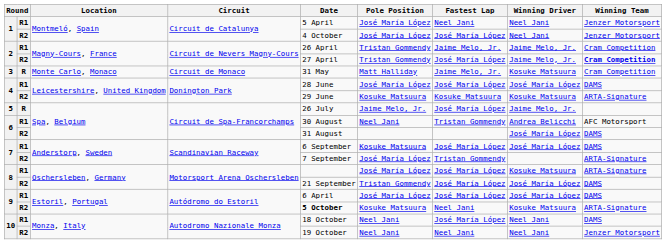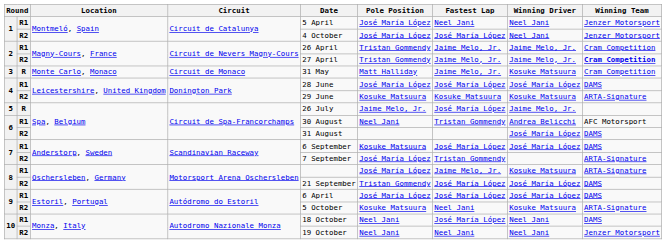(470, 60) José María López -> (468, 60) Jaime Melo, Jr.
(470, 171) José María López -> (468, 171) Jaime Melo, Jr.
(322, 208) bold -> (322, 208) normal
